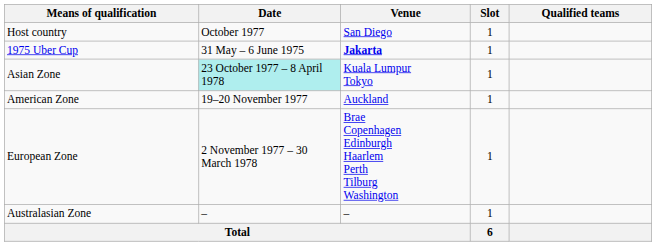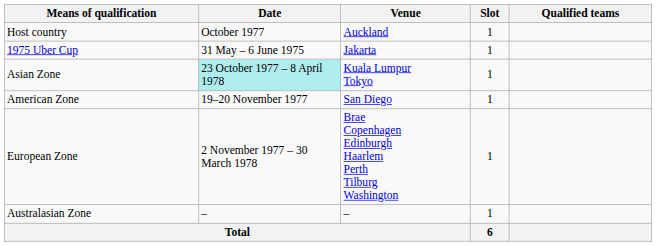(368, 31) San Diego -> (366, 31) Auckland
(363, 50) bold -> (360, 50) normal
(366, 99) Auckland -> (368, 99) San Diego
